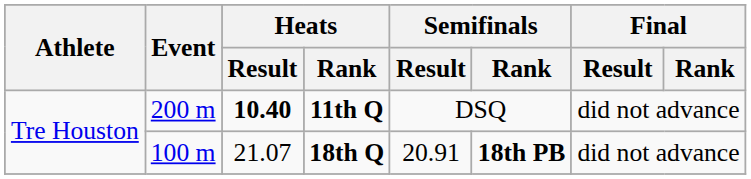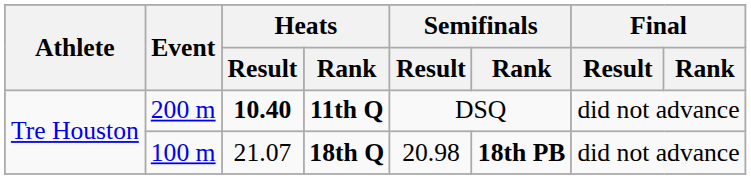(431, 152) 20.91 -> (431, 152) 20.98
